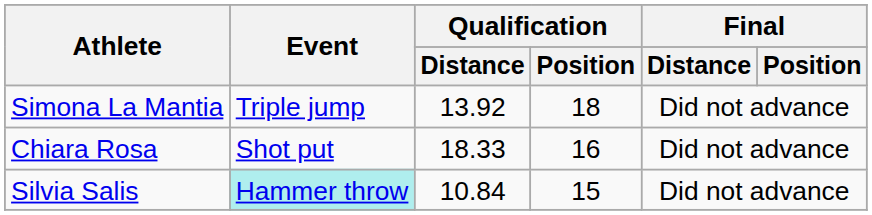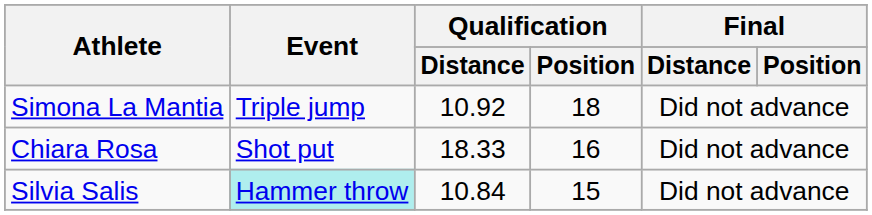(473, 107) 13.92 -> (473, 107) 10.92
